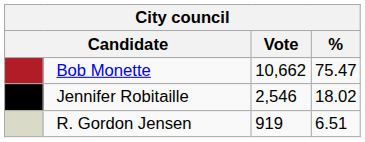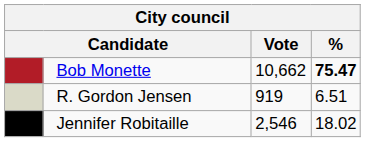(336, 70) normal -> (336, 70) bold
rows swapped: (118, 96) <-> (119, 123)
